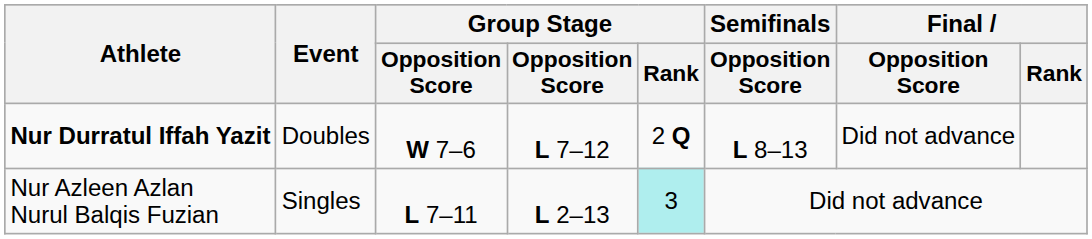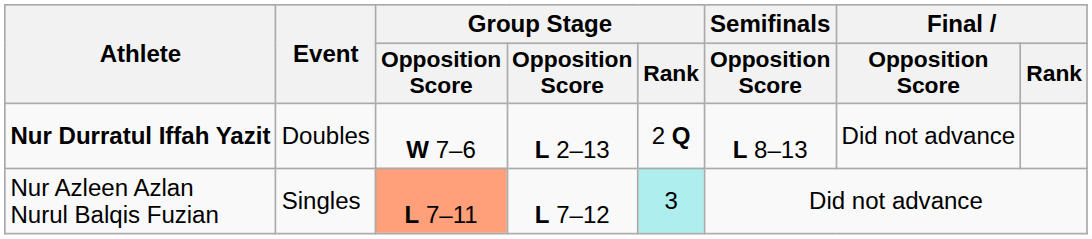(572, 150) L 7–12 -> (572, 150) L 2–13
(441, 215) no background -> (441, 215) lightsalmon background
(572, 215) L 2–13 -> (572, 215) L 7–12
